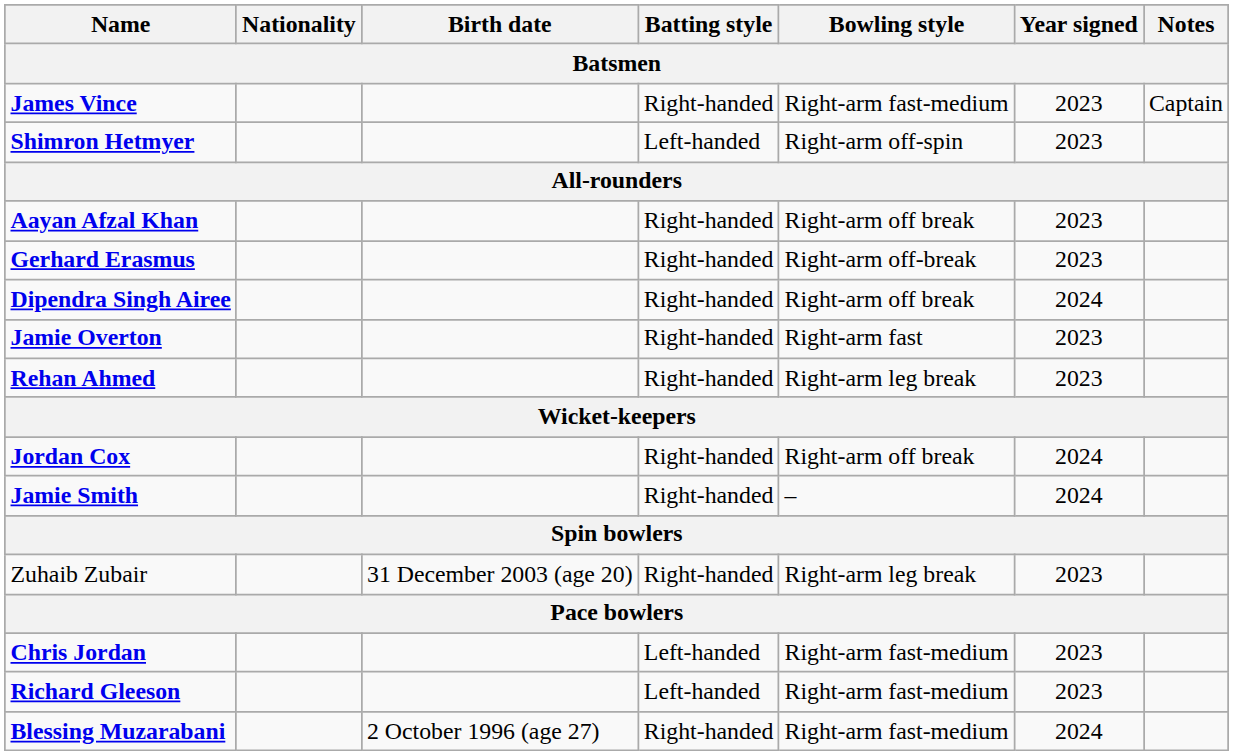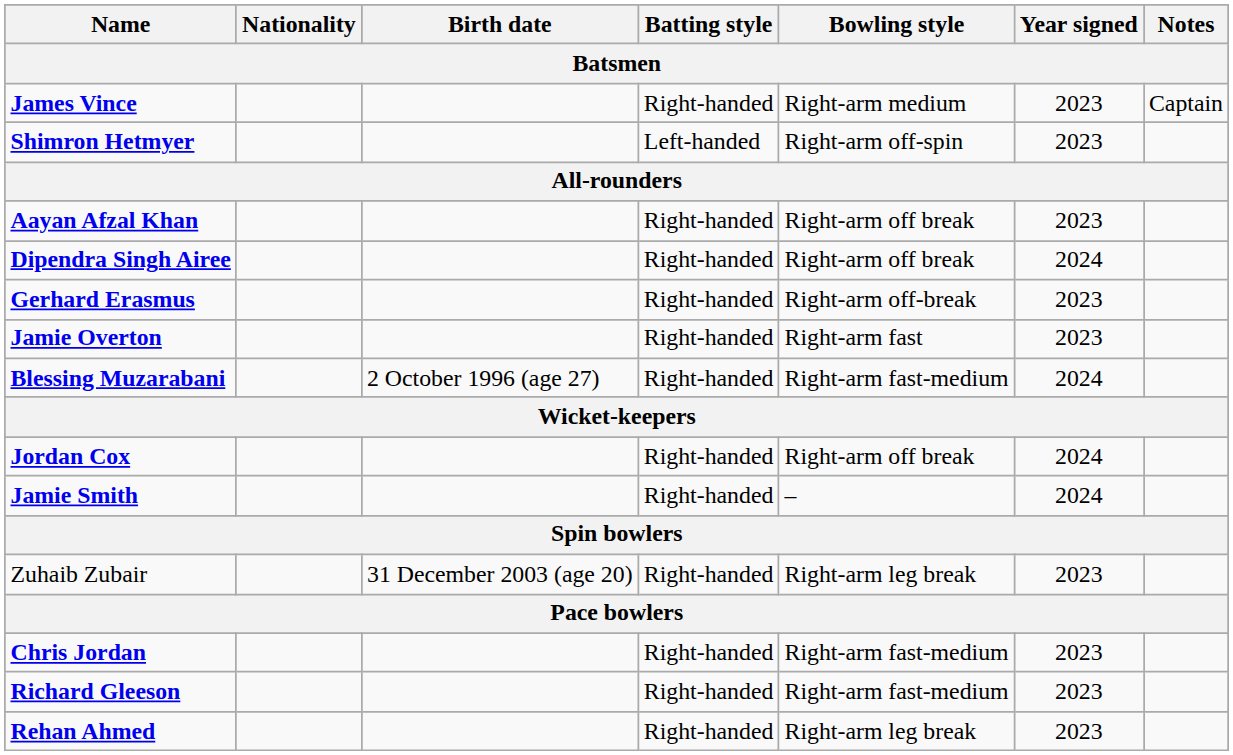(897, 102) Right-arm fast-medium -> (875, 102) Right-arm medium
rows swapped: (103, 259) <-> (121, 298)
rows swapped: (83, 377) <-> (118, 730)
(702, 651) Left-handed -> (709, 651) Right-handed
(702, 691) Left-handed -> (709, 691) Right-handed
